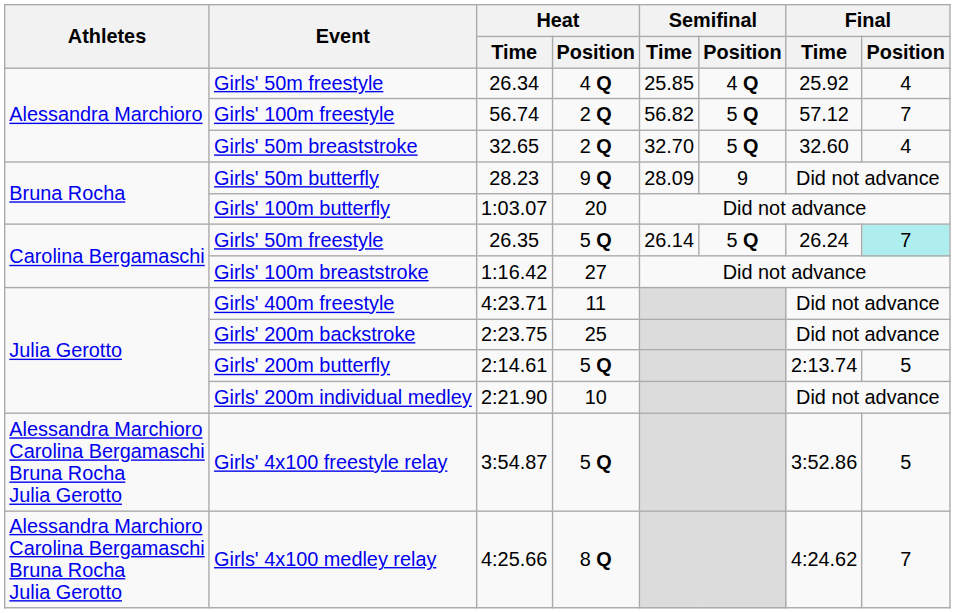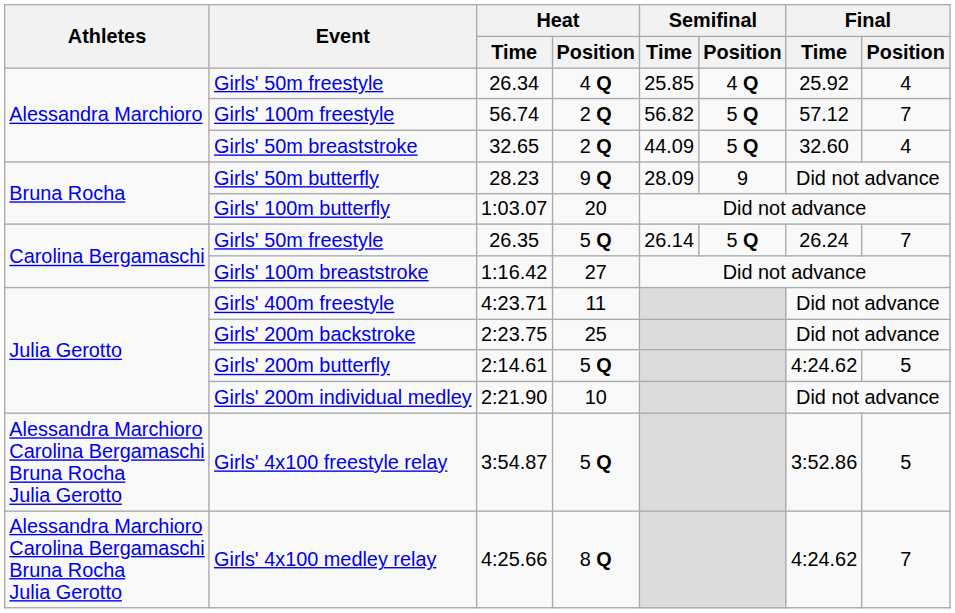(669, 146) 32.70 -> (669, 146) 44.09
(906, 241) paleturquoise background -> (906, 241) no background
(824, 366) 2:13.74 -> (824, 366) 4:24.62
